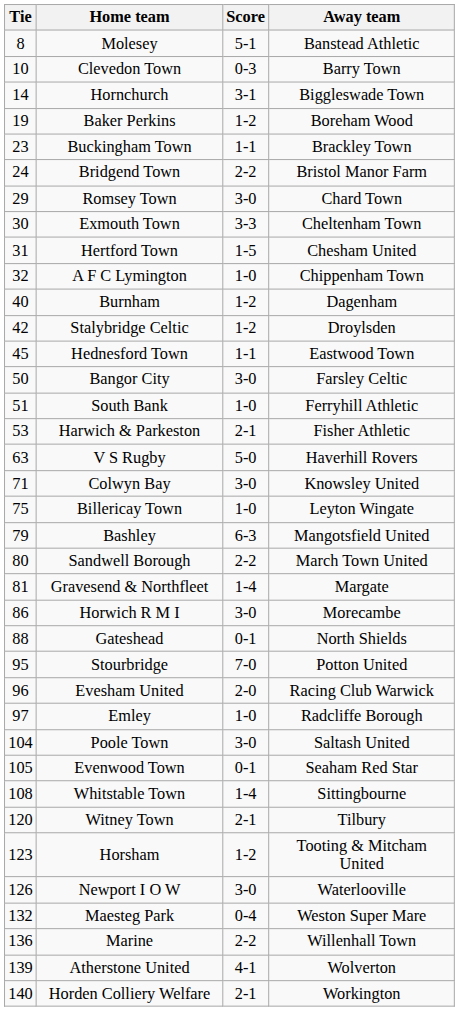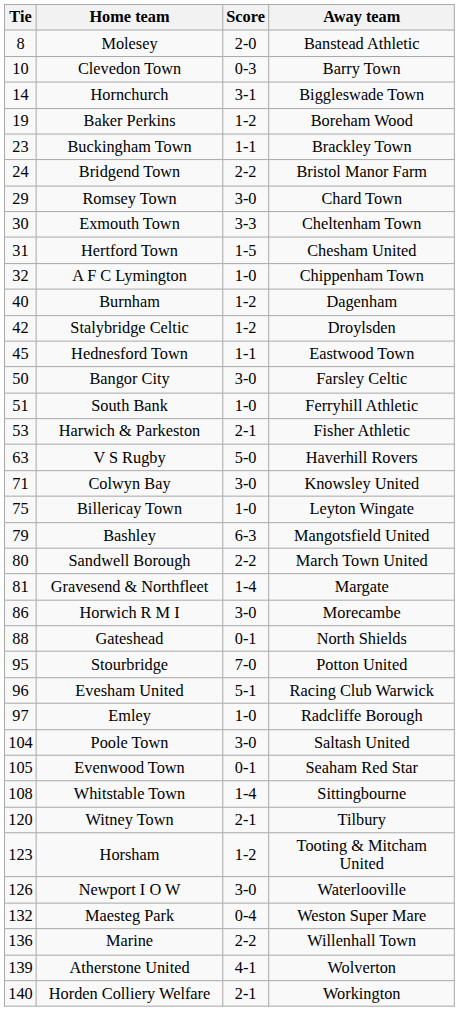(246, 43) 5-1 -> (246, 43) 2-0
(246, 690) 2-0 -> (246, 690) 5-1
